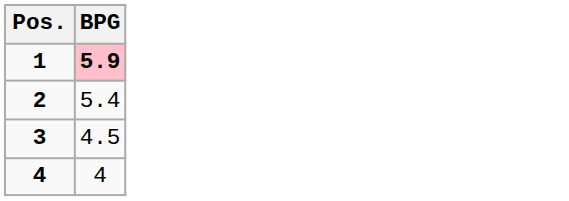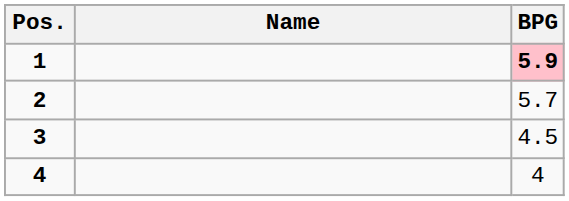+ column: (293, 24)
(100, 100) 5.4 -> (538, 100) 5.7
